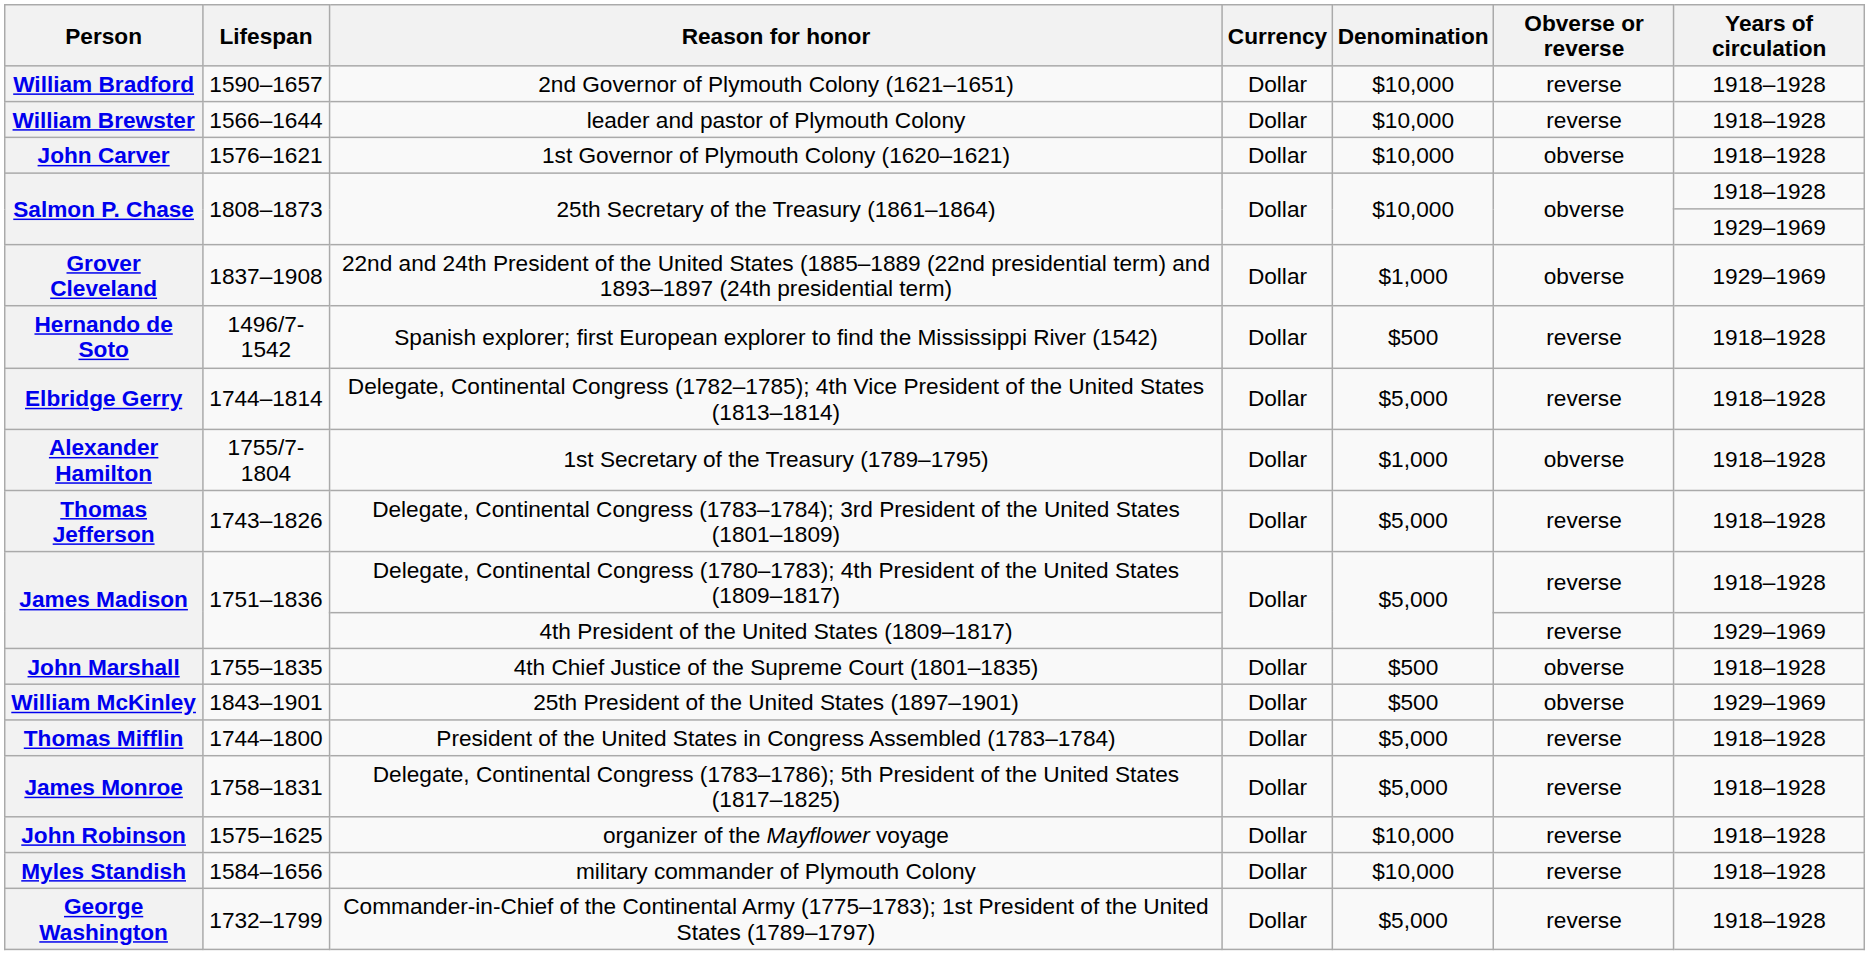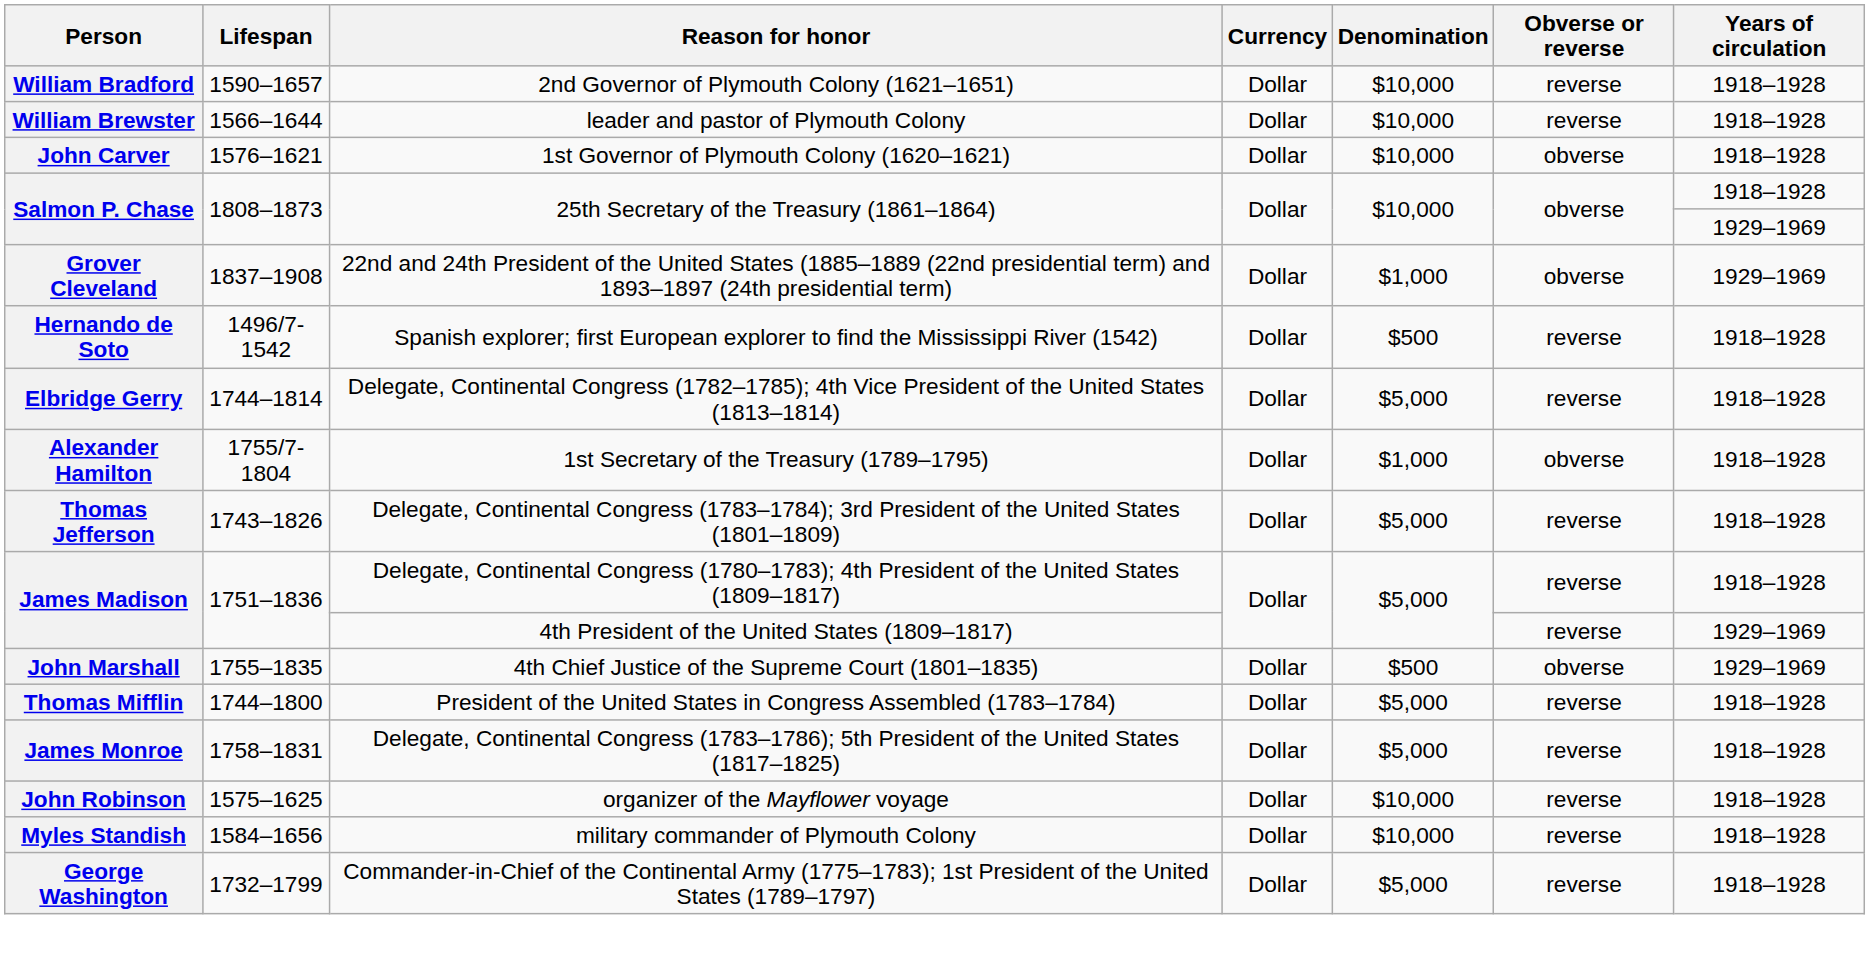(1769, 666) 1918–1928 -> (1769, 666) 1929–1969
- row: (104, 702)
